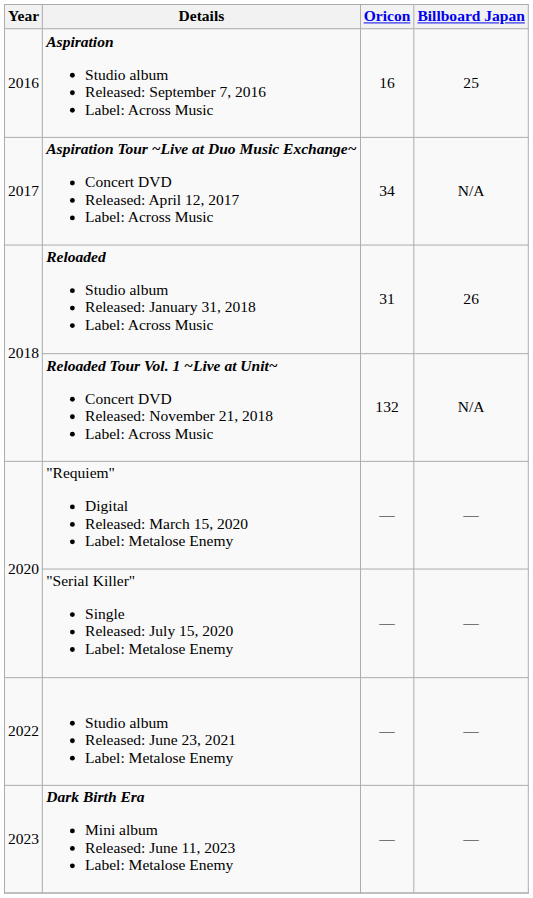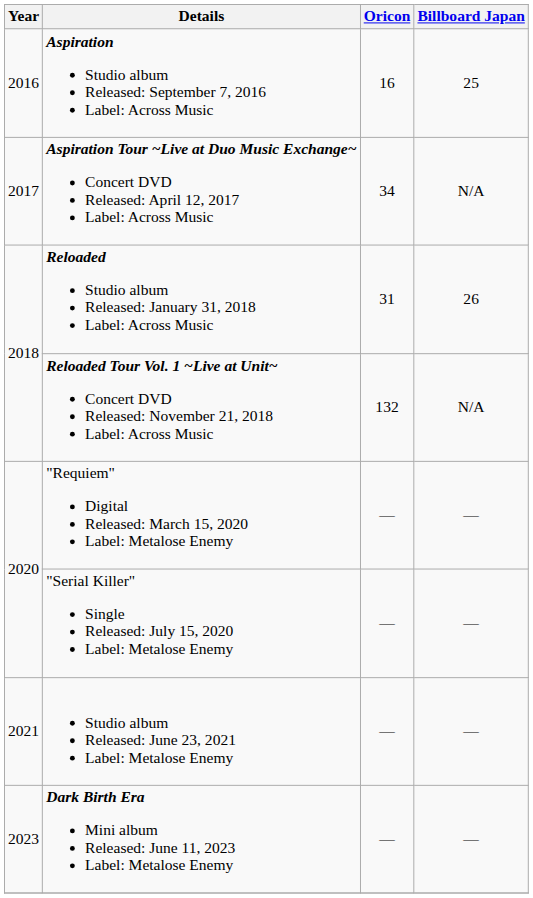(24, 731) 2022 -> (24, 731) 2021
